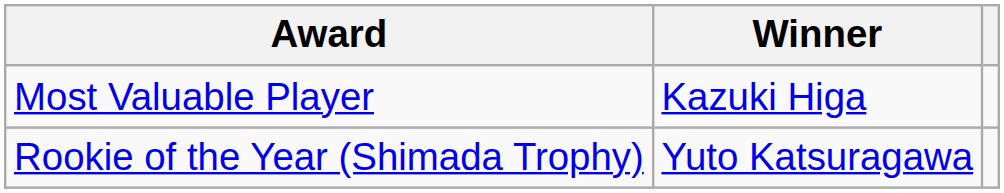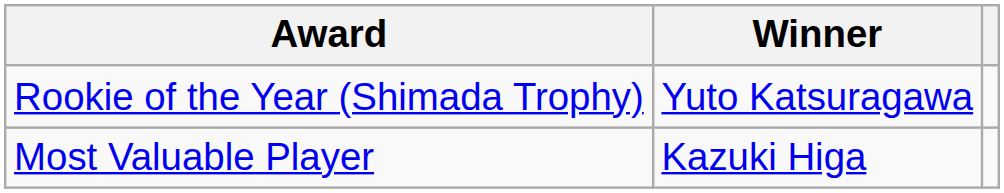rows swapped: (194, 95) <-> (329, 156)
